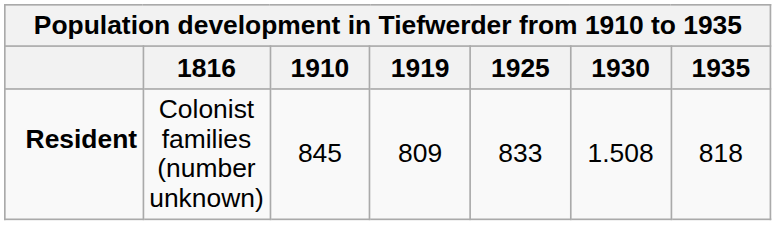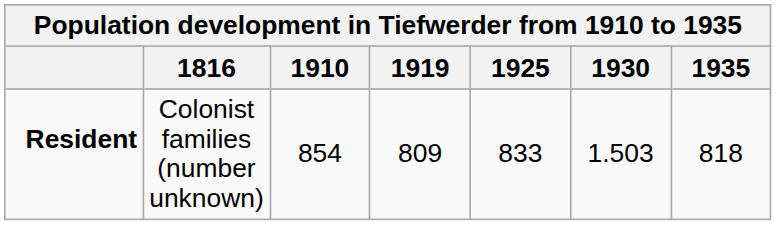(320, 153) 845 -> (320, 153) 854
(621, 153) 1.508 -> (621, 153) 1.503
